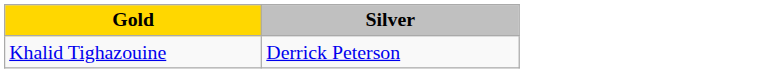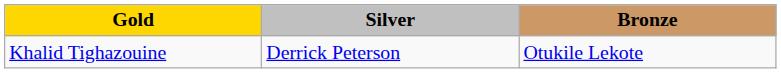+ column: (647, 20)
